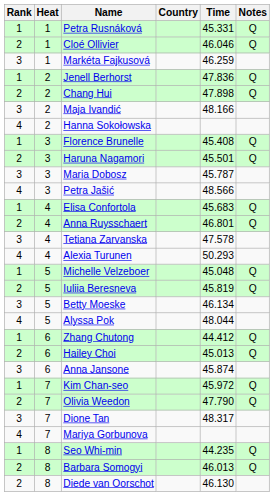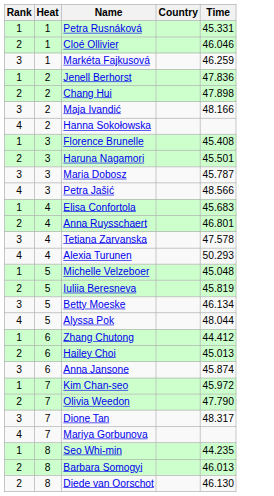- column: (253, 12)
